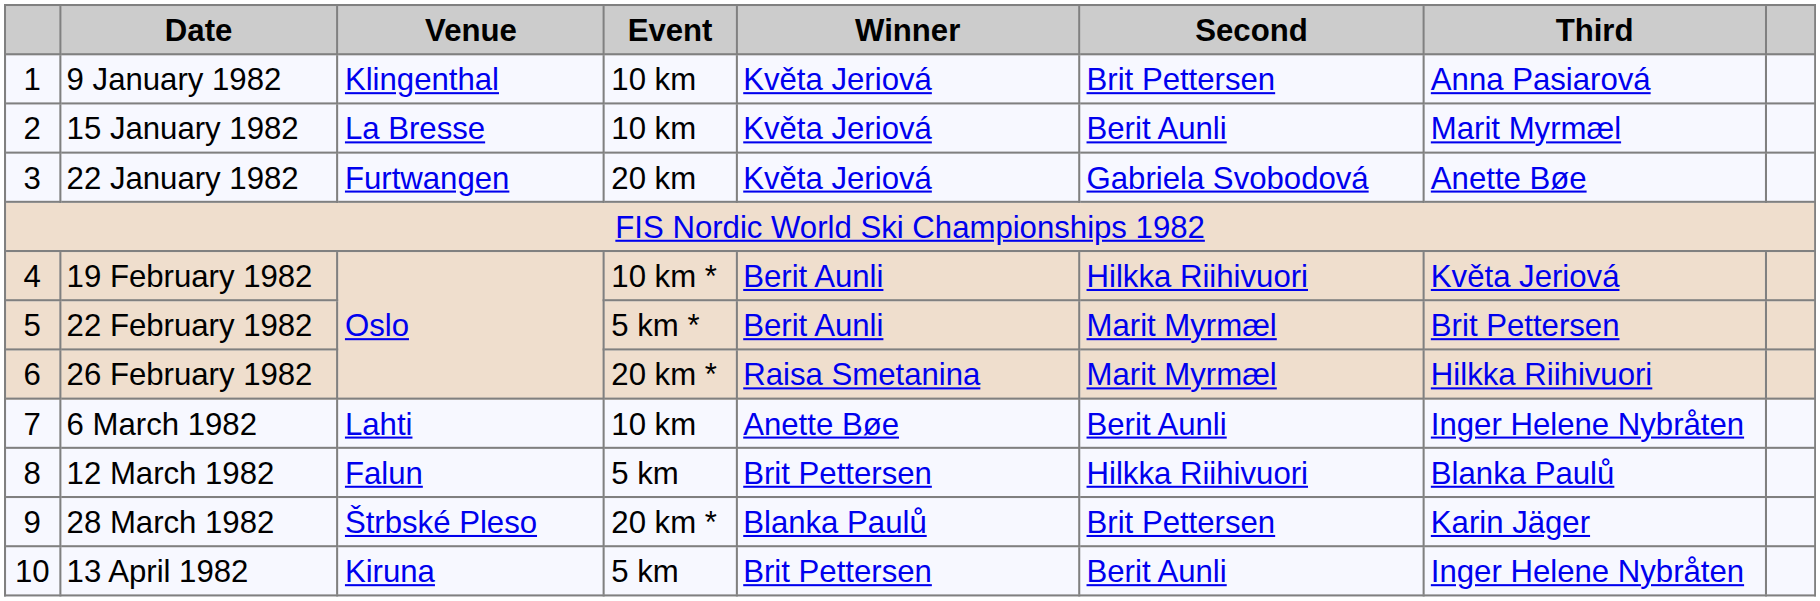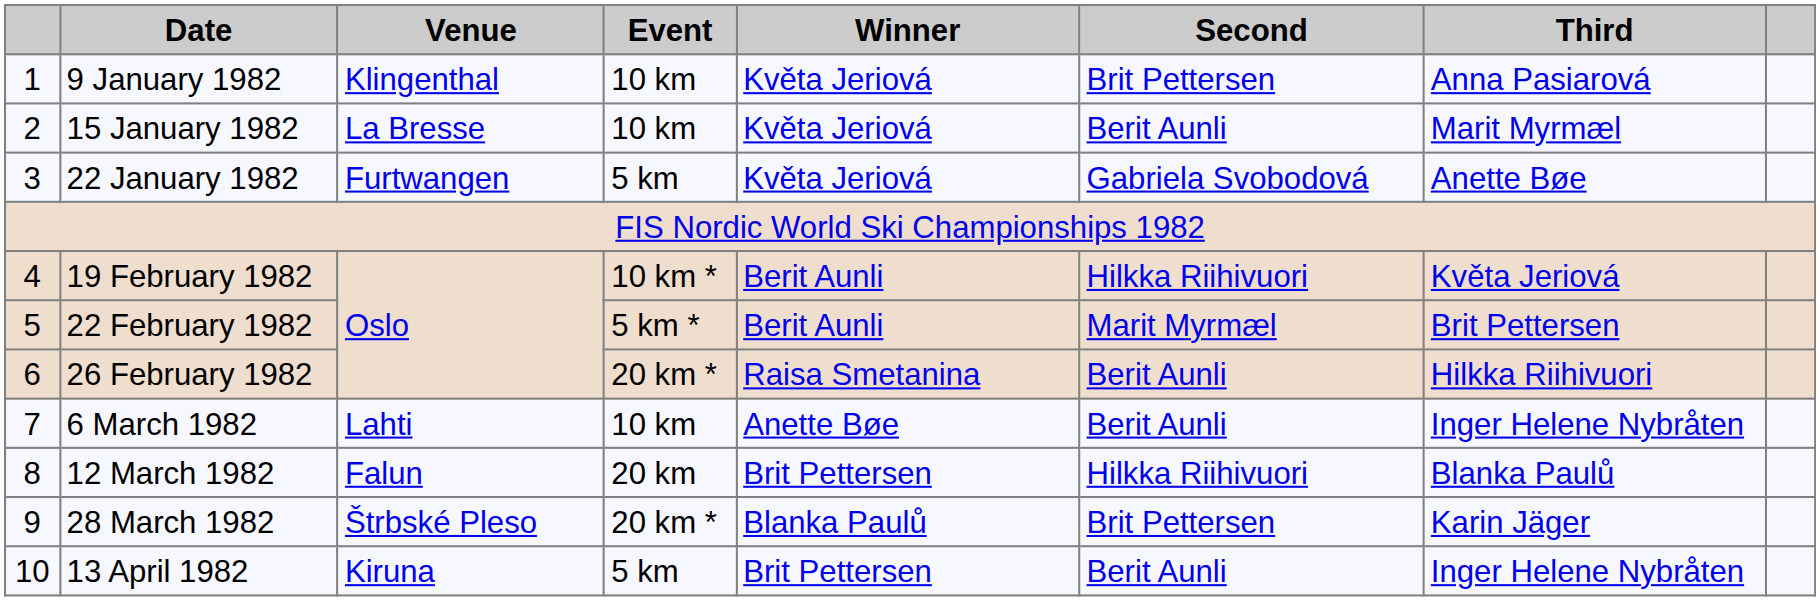(654, 177) 20 km -> (645, 177) 5 km
(1182, 374) Marit Myrmæl -> (1157, 374) Berit Aunli
(645, 472) 5 km -> (654, 472) 20 km
